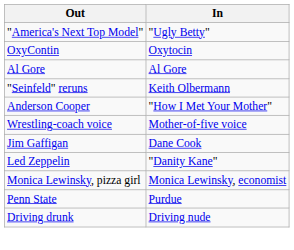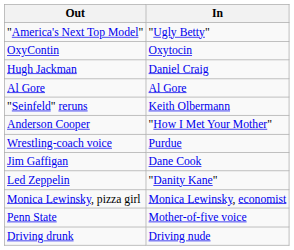+ row: (42, 69)
(198, 124) Mother-of-five voice -> (165, 143) Purdue
(165, 198) Purdue -> (198, 217) Mother-of-five voice
